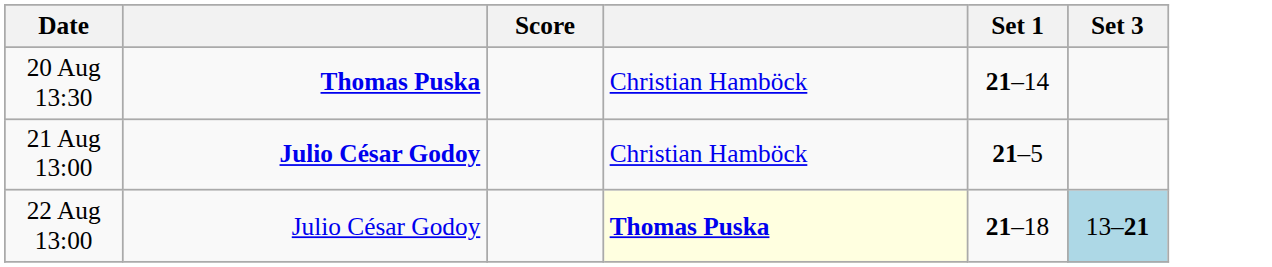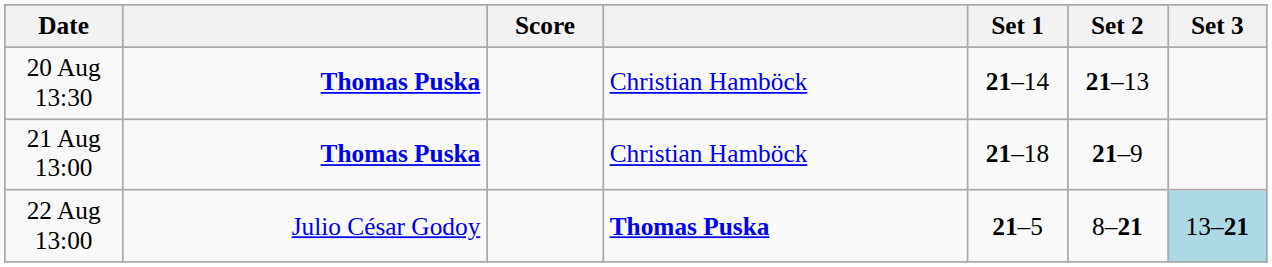+ column: (1117, 25)
(380, 154) Julio César Godoy -> (400, 154) Thomas Puska
(1018, 154) 21–5 -> (1018, 154) 21–18
(690, 225) lightyellow background -> (690, 225) no background
(1018, 225) 21–18 -> (1018, 225) 21–5
